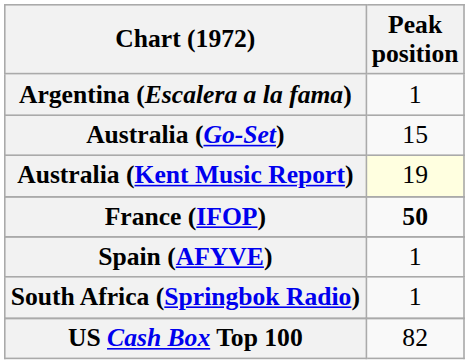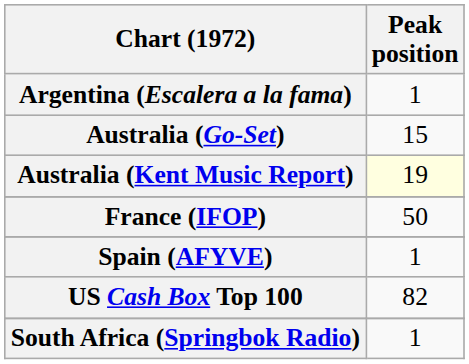(415, 216) bold -> (415, 216) normal
rows swapped: (185, 297) <-> (185, 337)
